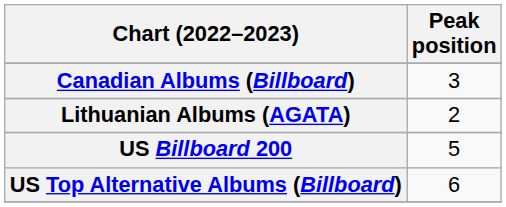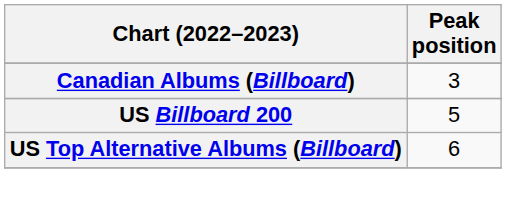- row: (206, 115)
